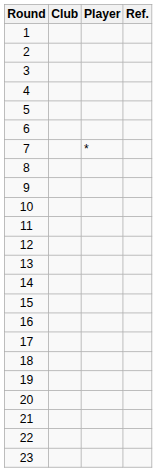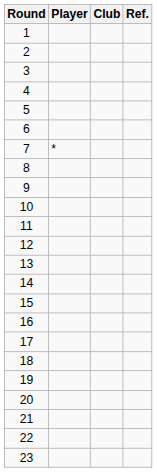columns swapped: (102, 14) <-> (65, 14)
